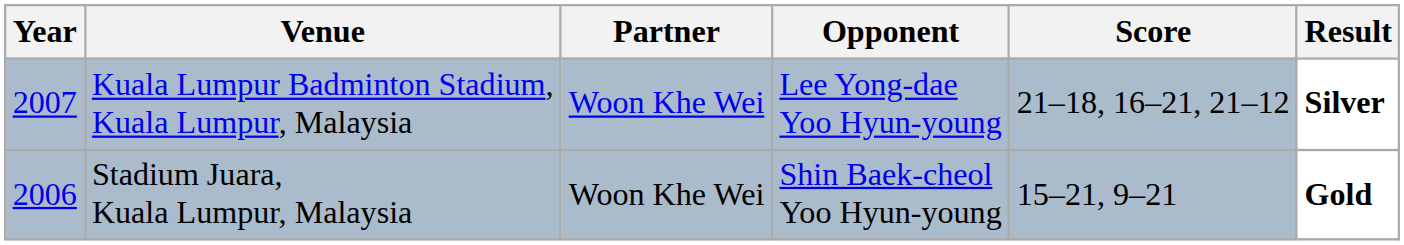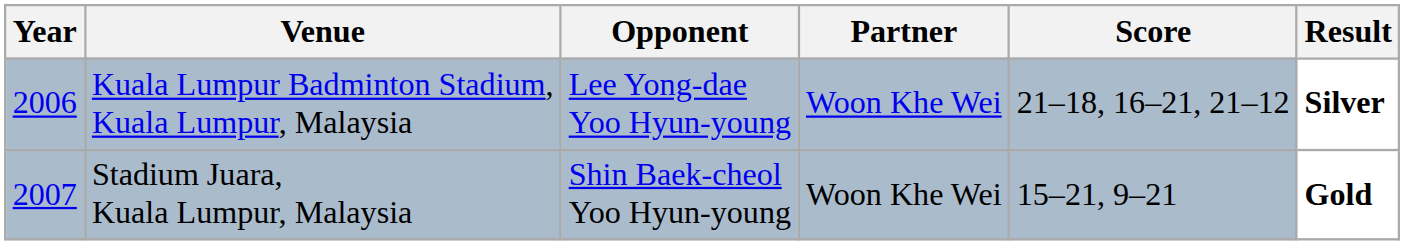columns swapped: (667, 31) <-> (891, 31)
(45, 103) 2007 -> (45, 103) 2006
(45, 194) 2006 -> (45, 194) 2007
